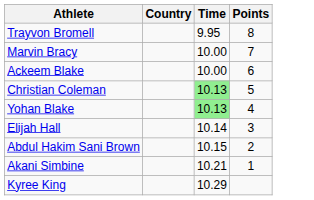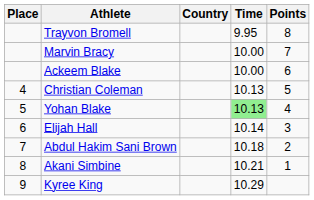+ column: (23, 14)
(212, 90) lightgreen background -> (249, 90) no background
(212, 147) 10.15 -> (249, 147) 10.18
